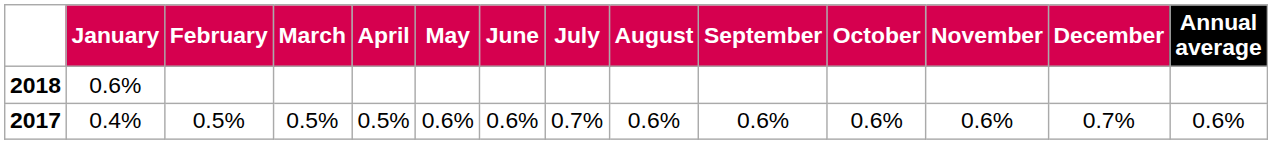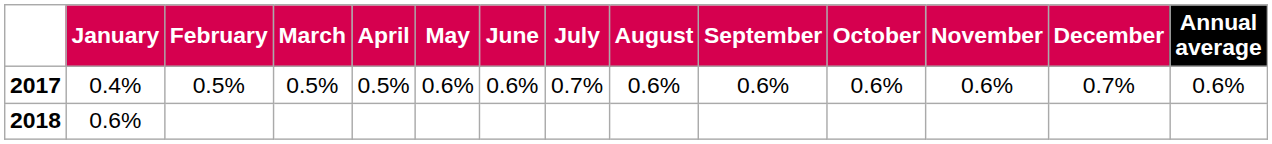rows swapped: (35, 120) <-> (35, 84)
